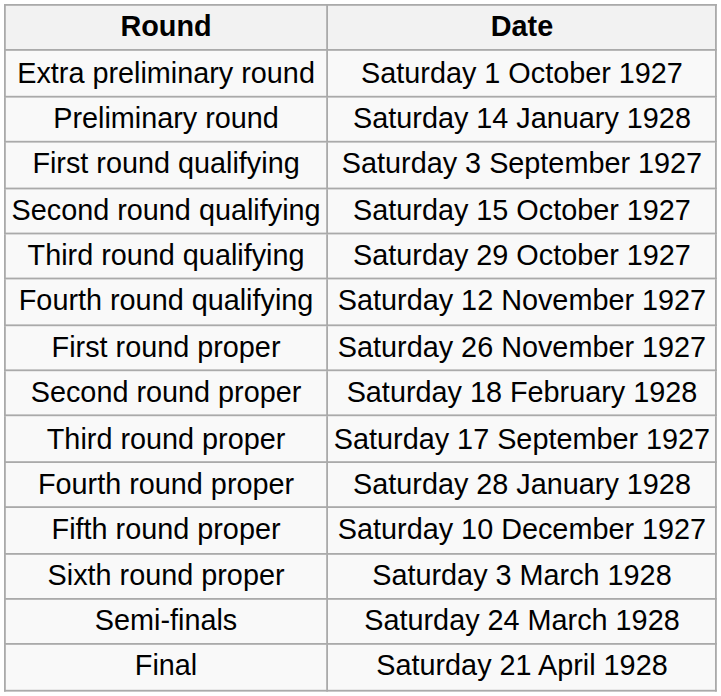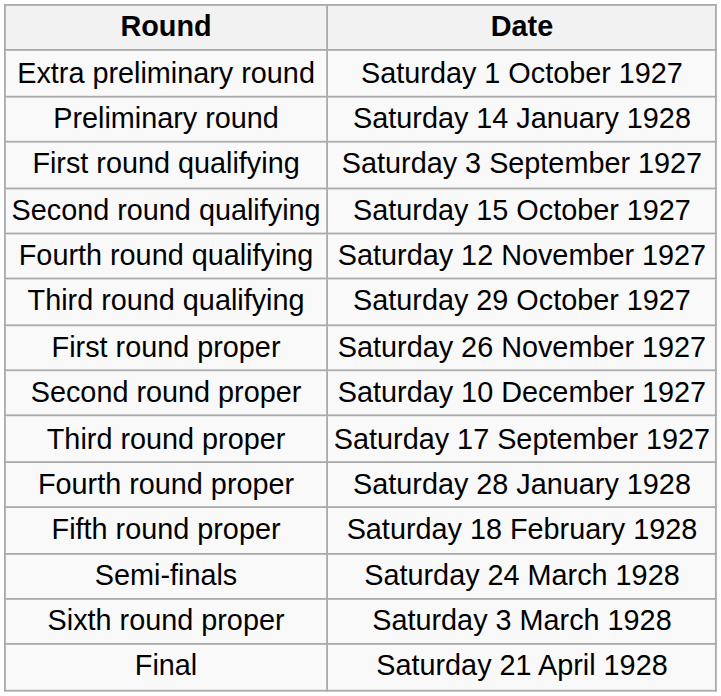rows swapped: (166, 255) <-> (166, 301)
(522, 392) Saturday 18 February 1928 -> (522, 392) Saturday 10 December 1927
(522, 529) Saturday 10 December 1927 -> (522, 529) Saturday 18 February 1928
rows swapped: (166, 575) <-> (166, 621)
